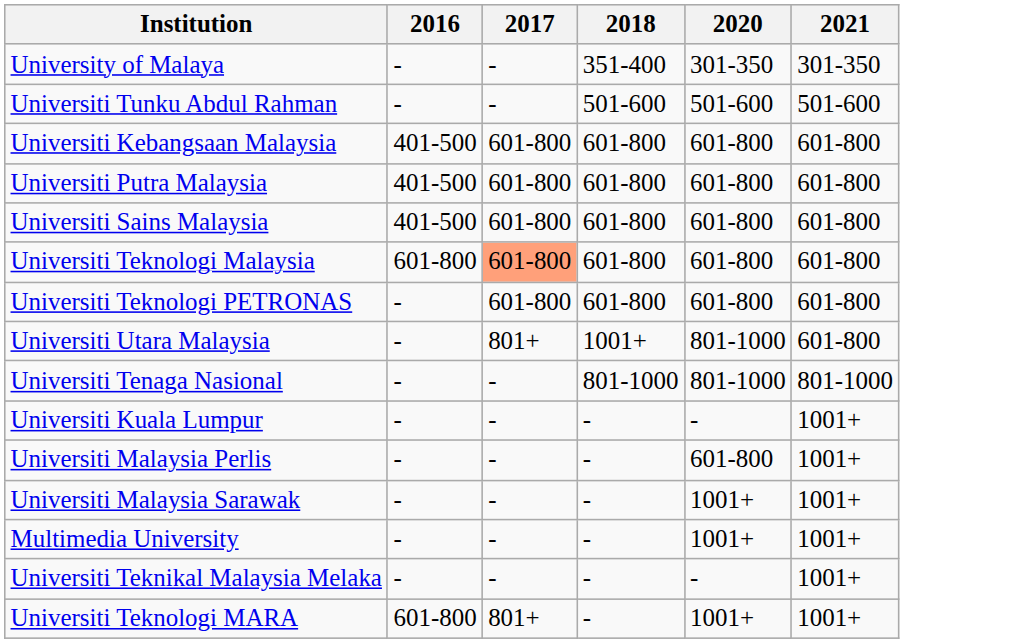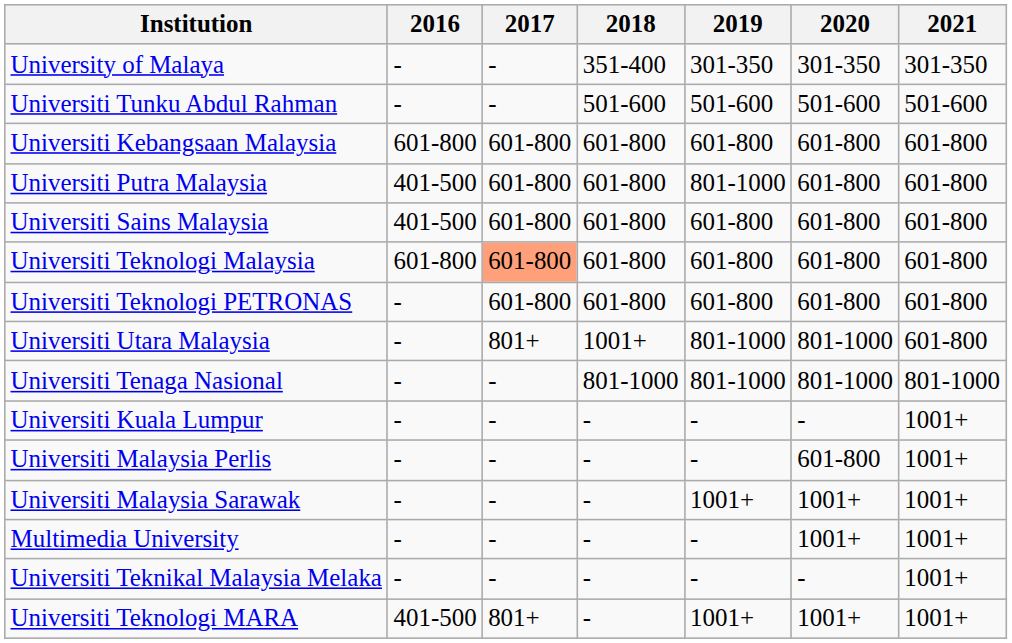+ column: (738, 24)
(435, 143) 401-500 -> (435, 143) 601-800
(435, 618) 601-800 -> (435, 618) 401-500
